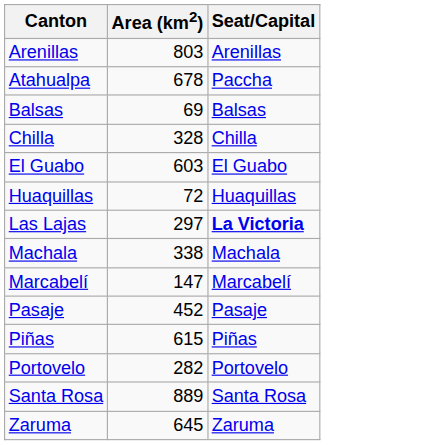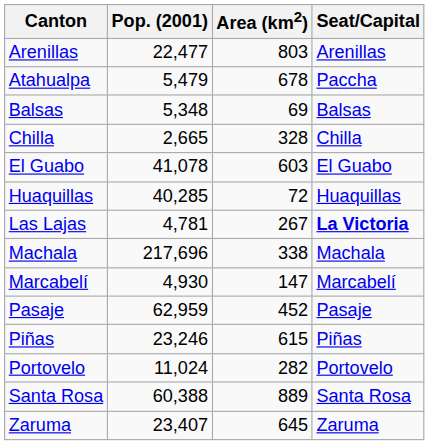+ column: (160, 21)
(188, 224) 297 -> (293, 224) 267
